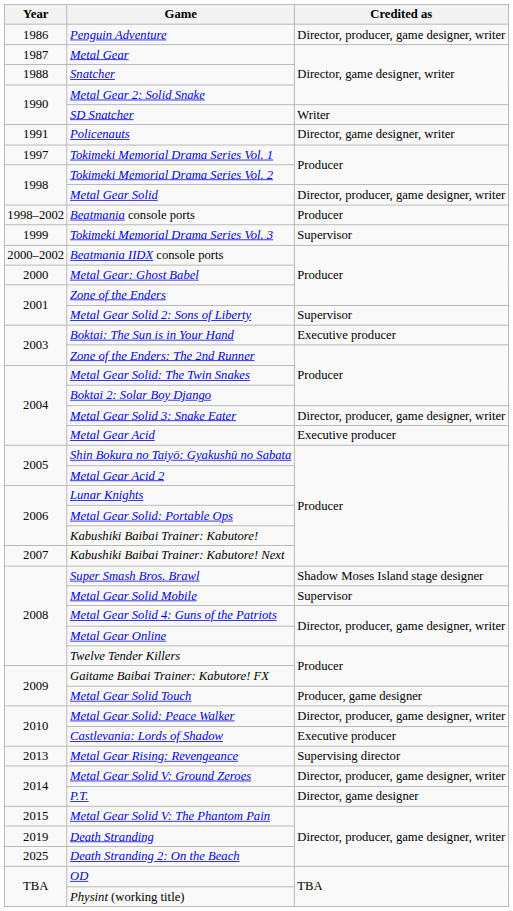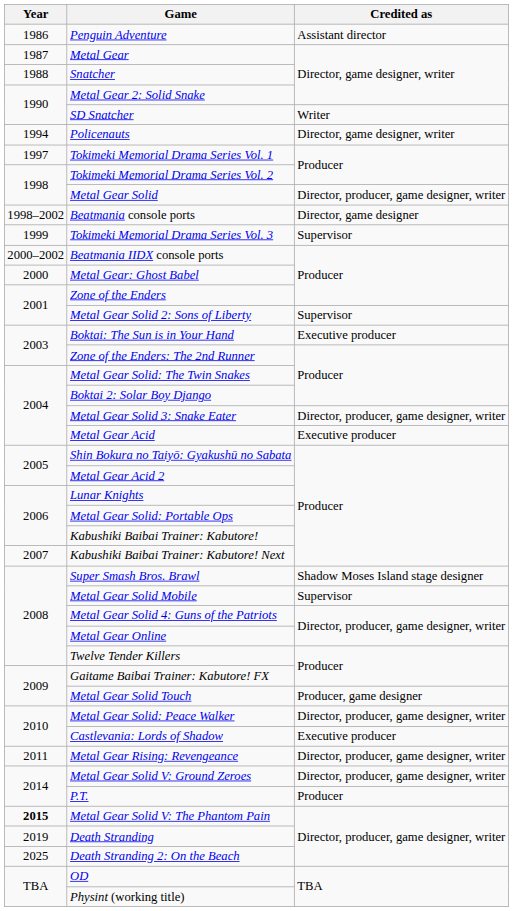(401, 34) Director, producer, game designer, writer -> (342, 34) Assistant director
(36, 134) 1991 -> (36, 134) 1994
(320, 214) Producer -> (358, 214) Director, game designer
(36, 756) 2013 -> (36, 756) 2011
(349, 756) Supervising director -> (401, 756) Director, producer, game designer, writer
(358, 796) Director, game designer -> (320, 796) Producer
(36, 816) normal -> (36, 816) bold
